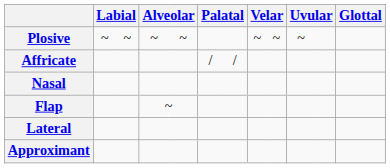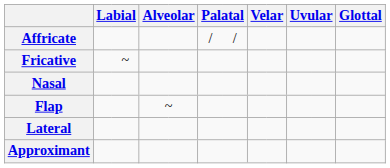- row: (49, 38)
+ row: (49, 60)
